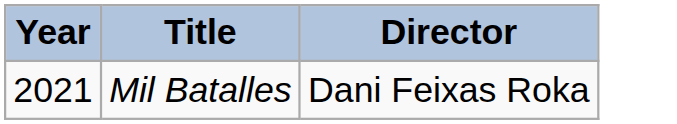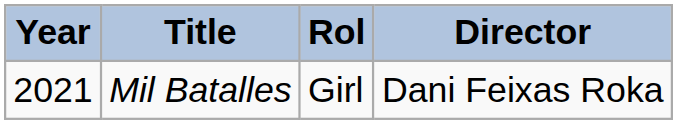+ column: (337, 32)
